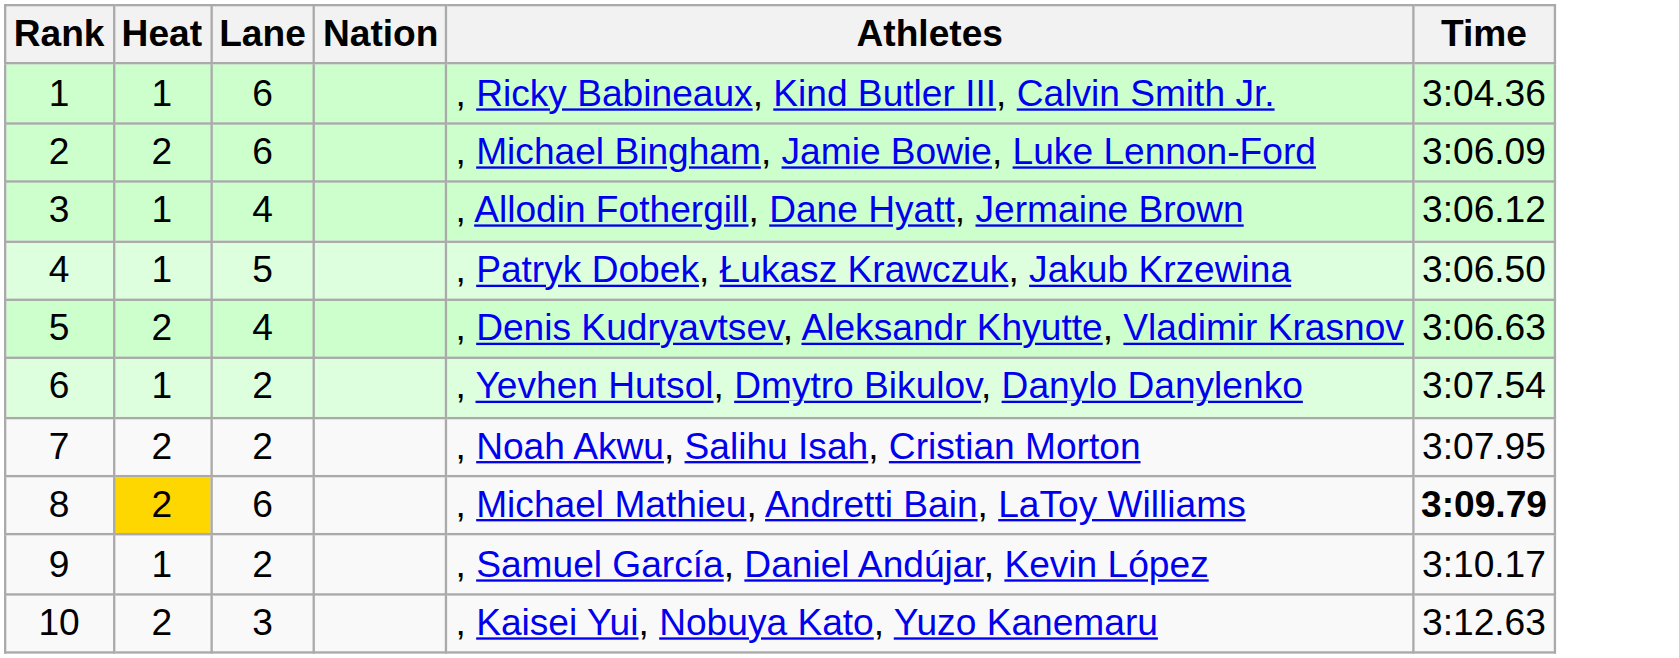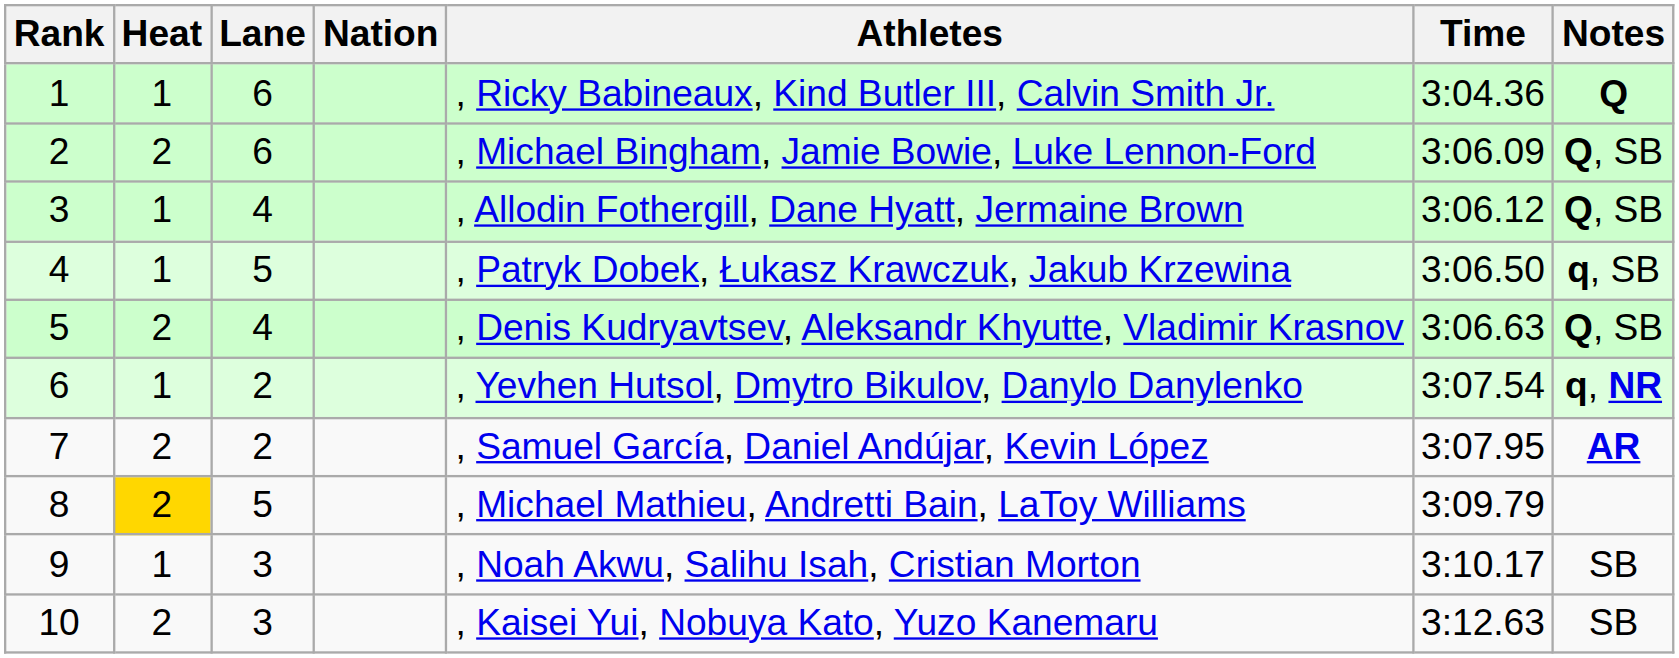+ column: (1614, 33)
(798, 446) , Noah Akwu, Salihu Isah, Cristian Morton -> (832, 446) , Samuel García, Daniel Andújar, Kevin López
(262, 504) 6 -> (262, 504) 5
(1484, 504) bold -> (1483, 504) normal
(262, 563) 2 -> (262, 563) 3
(832, 563) , Samuel García, Daniel Andújar, Kevin López -> (798, 563) , Noah Akwu, Salihu Isah, Cristian Morton
